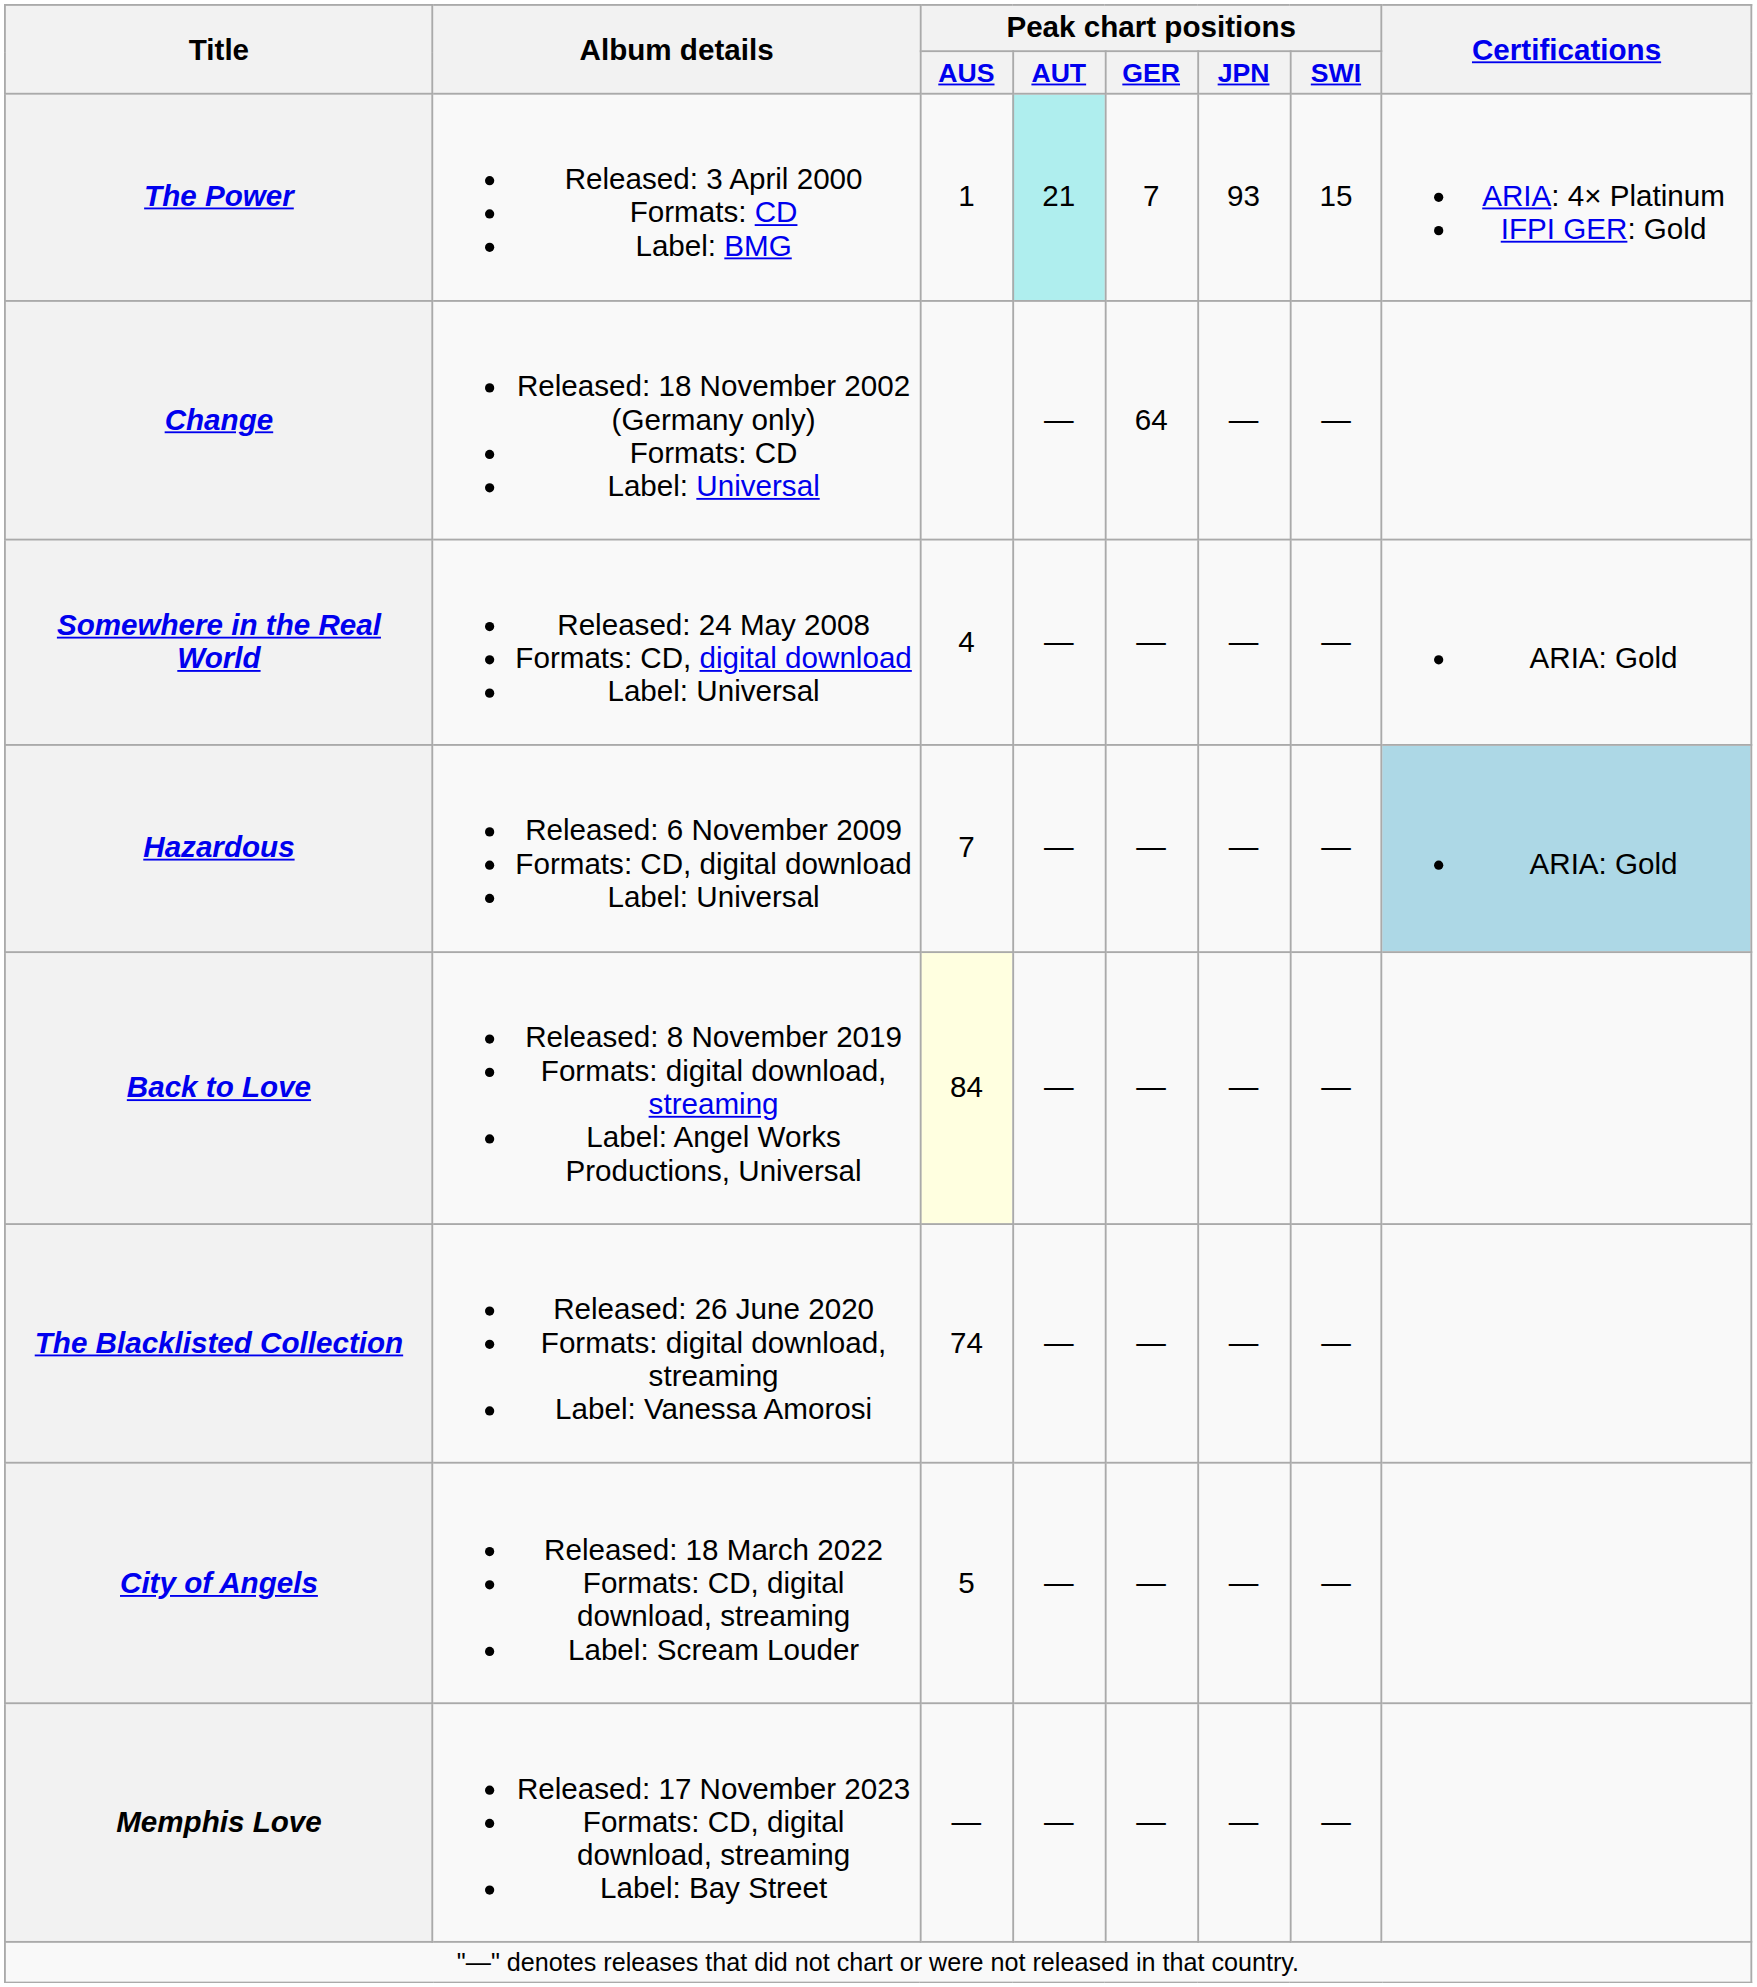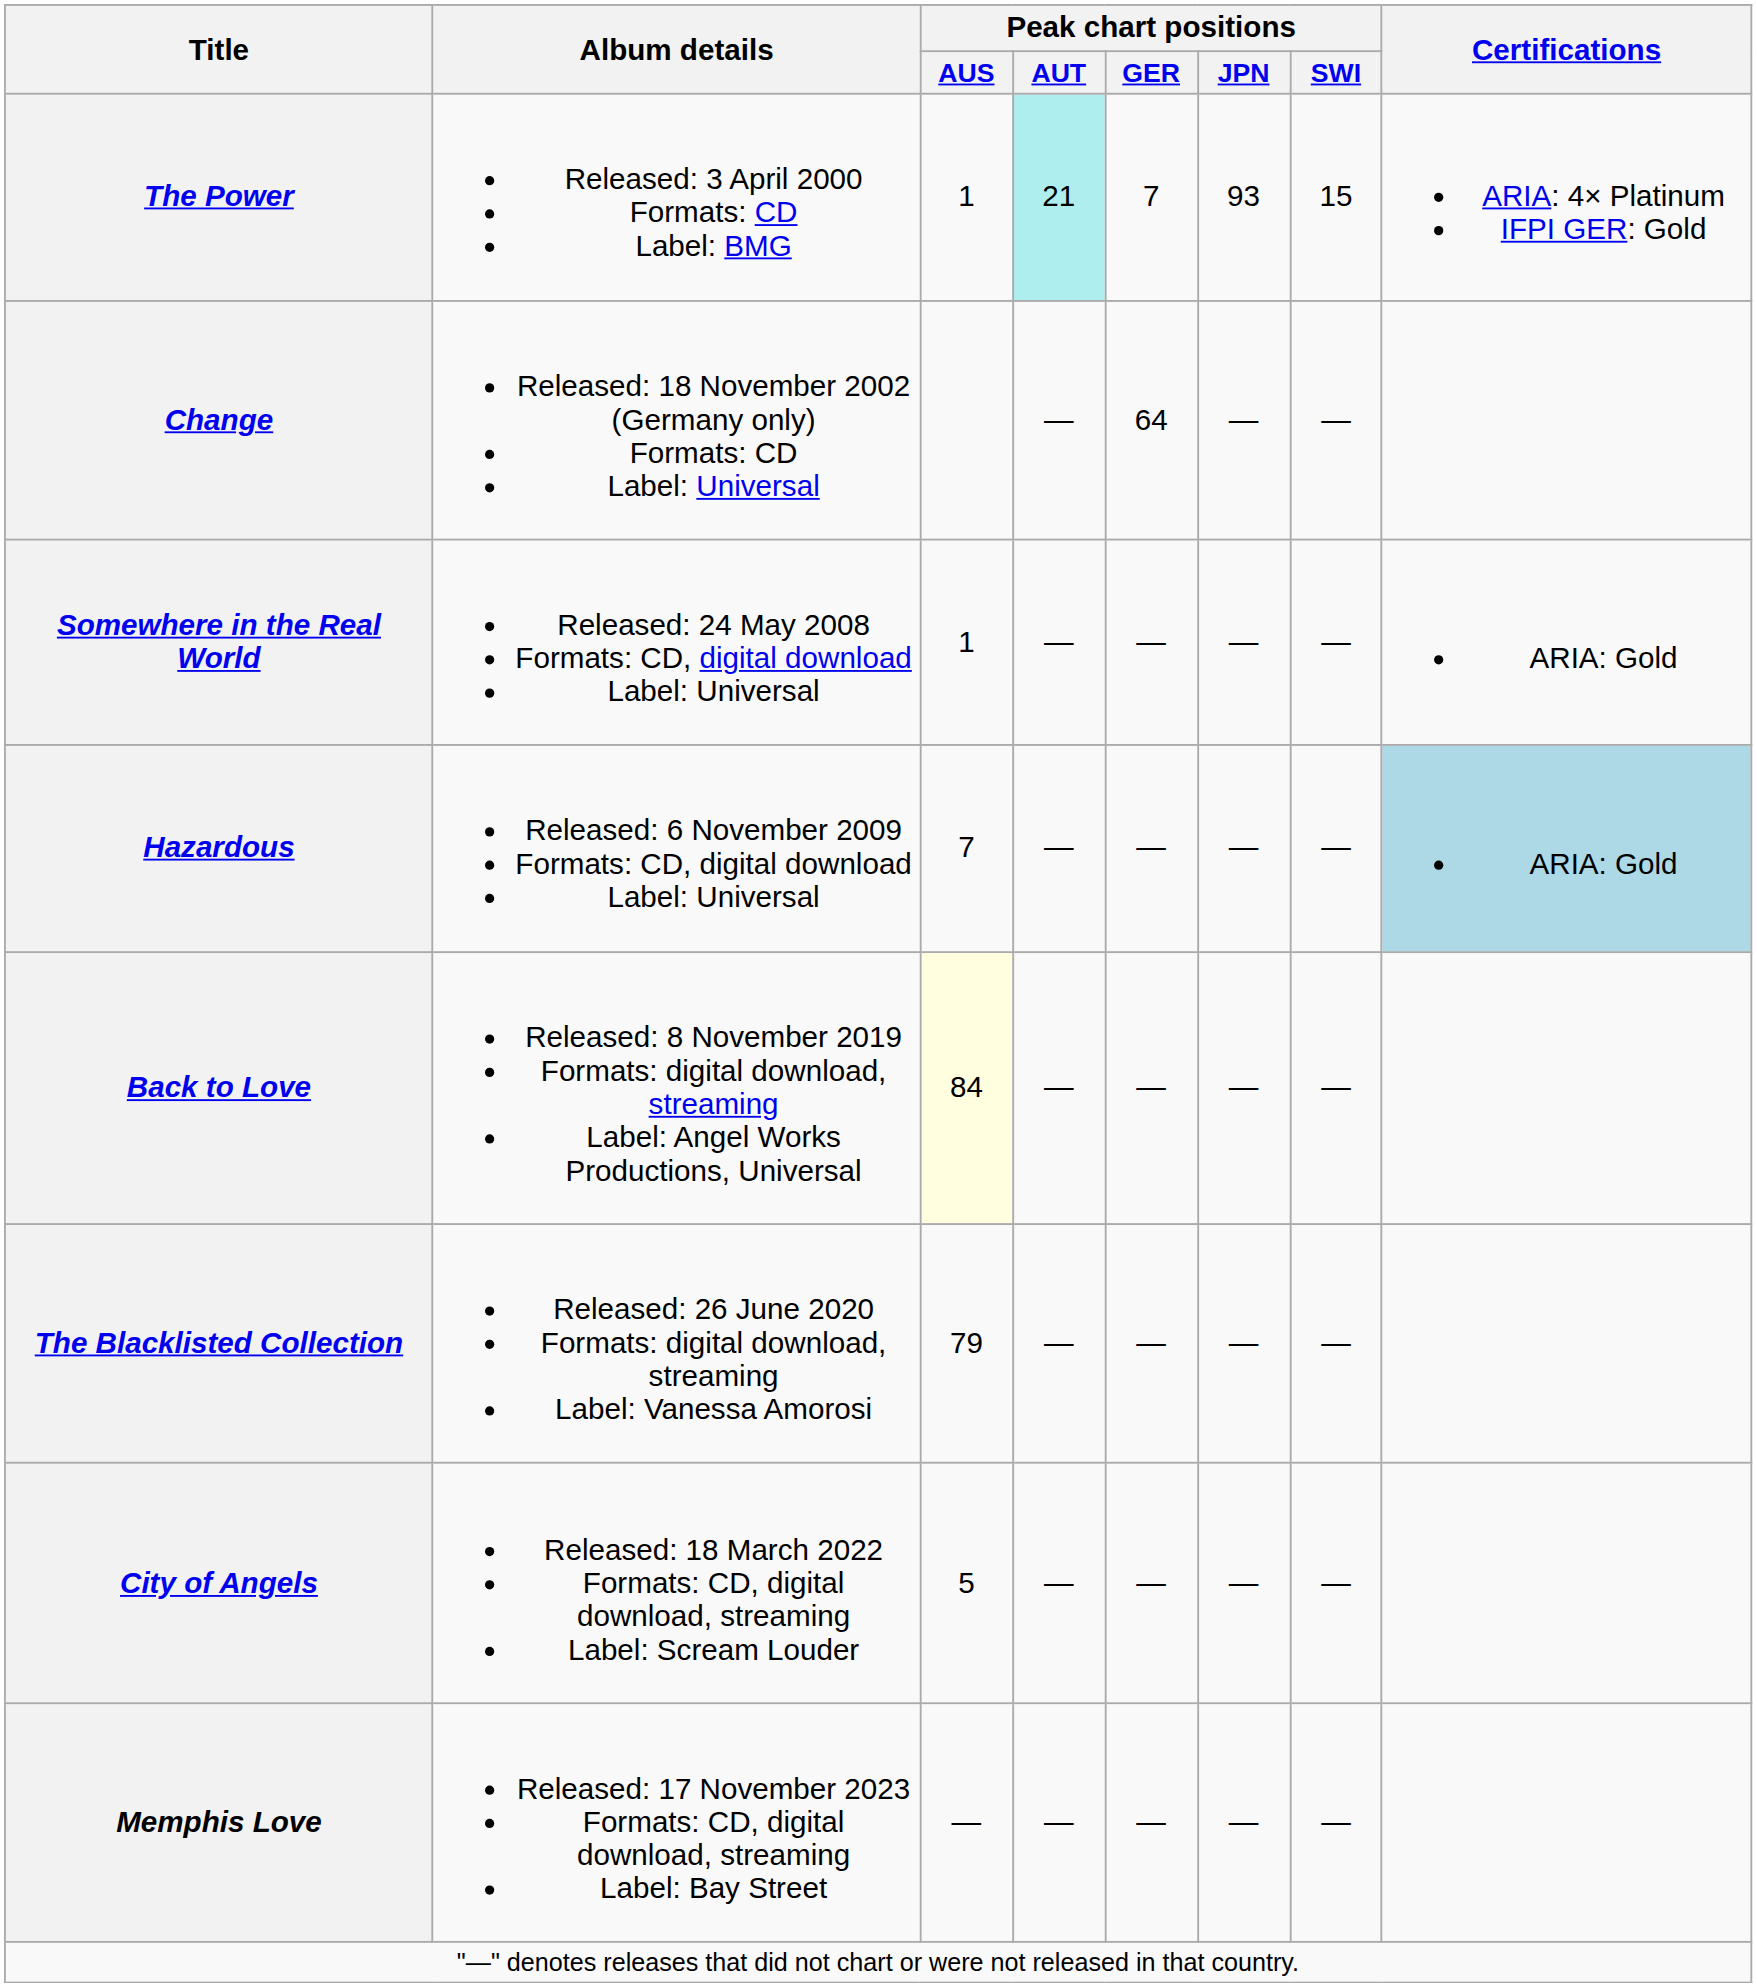(966, 641) 4 -> (966, 641) 1
(966, 1343) 74 -> (966, 1343) 79
